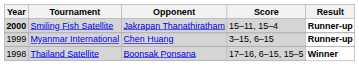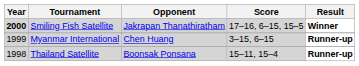(254, 26) 15–11, 15–4 -> (266, 26) 17–16, 6–15, 15–5
(330, 26) Runner-up -> (323, 26) Winner
(266, 54) 17–16, 6–15, 15–5 -> (254, 54) 15–11, 15–4
(323, 54) Winner -> (330, 54) Runner-up
